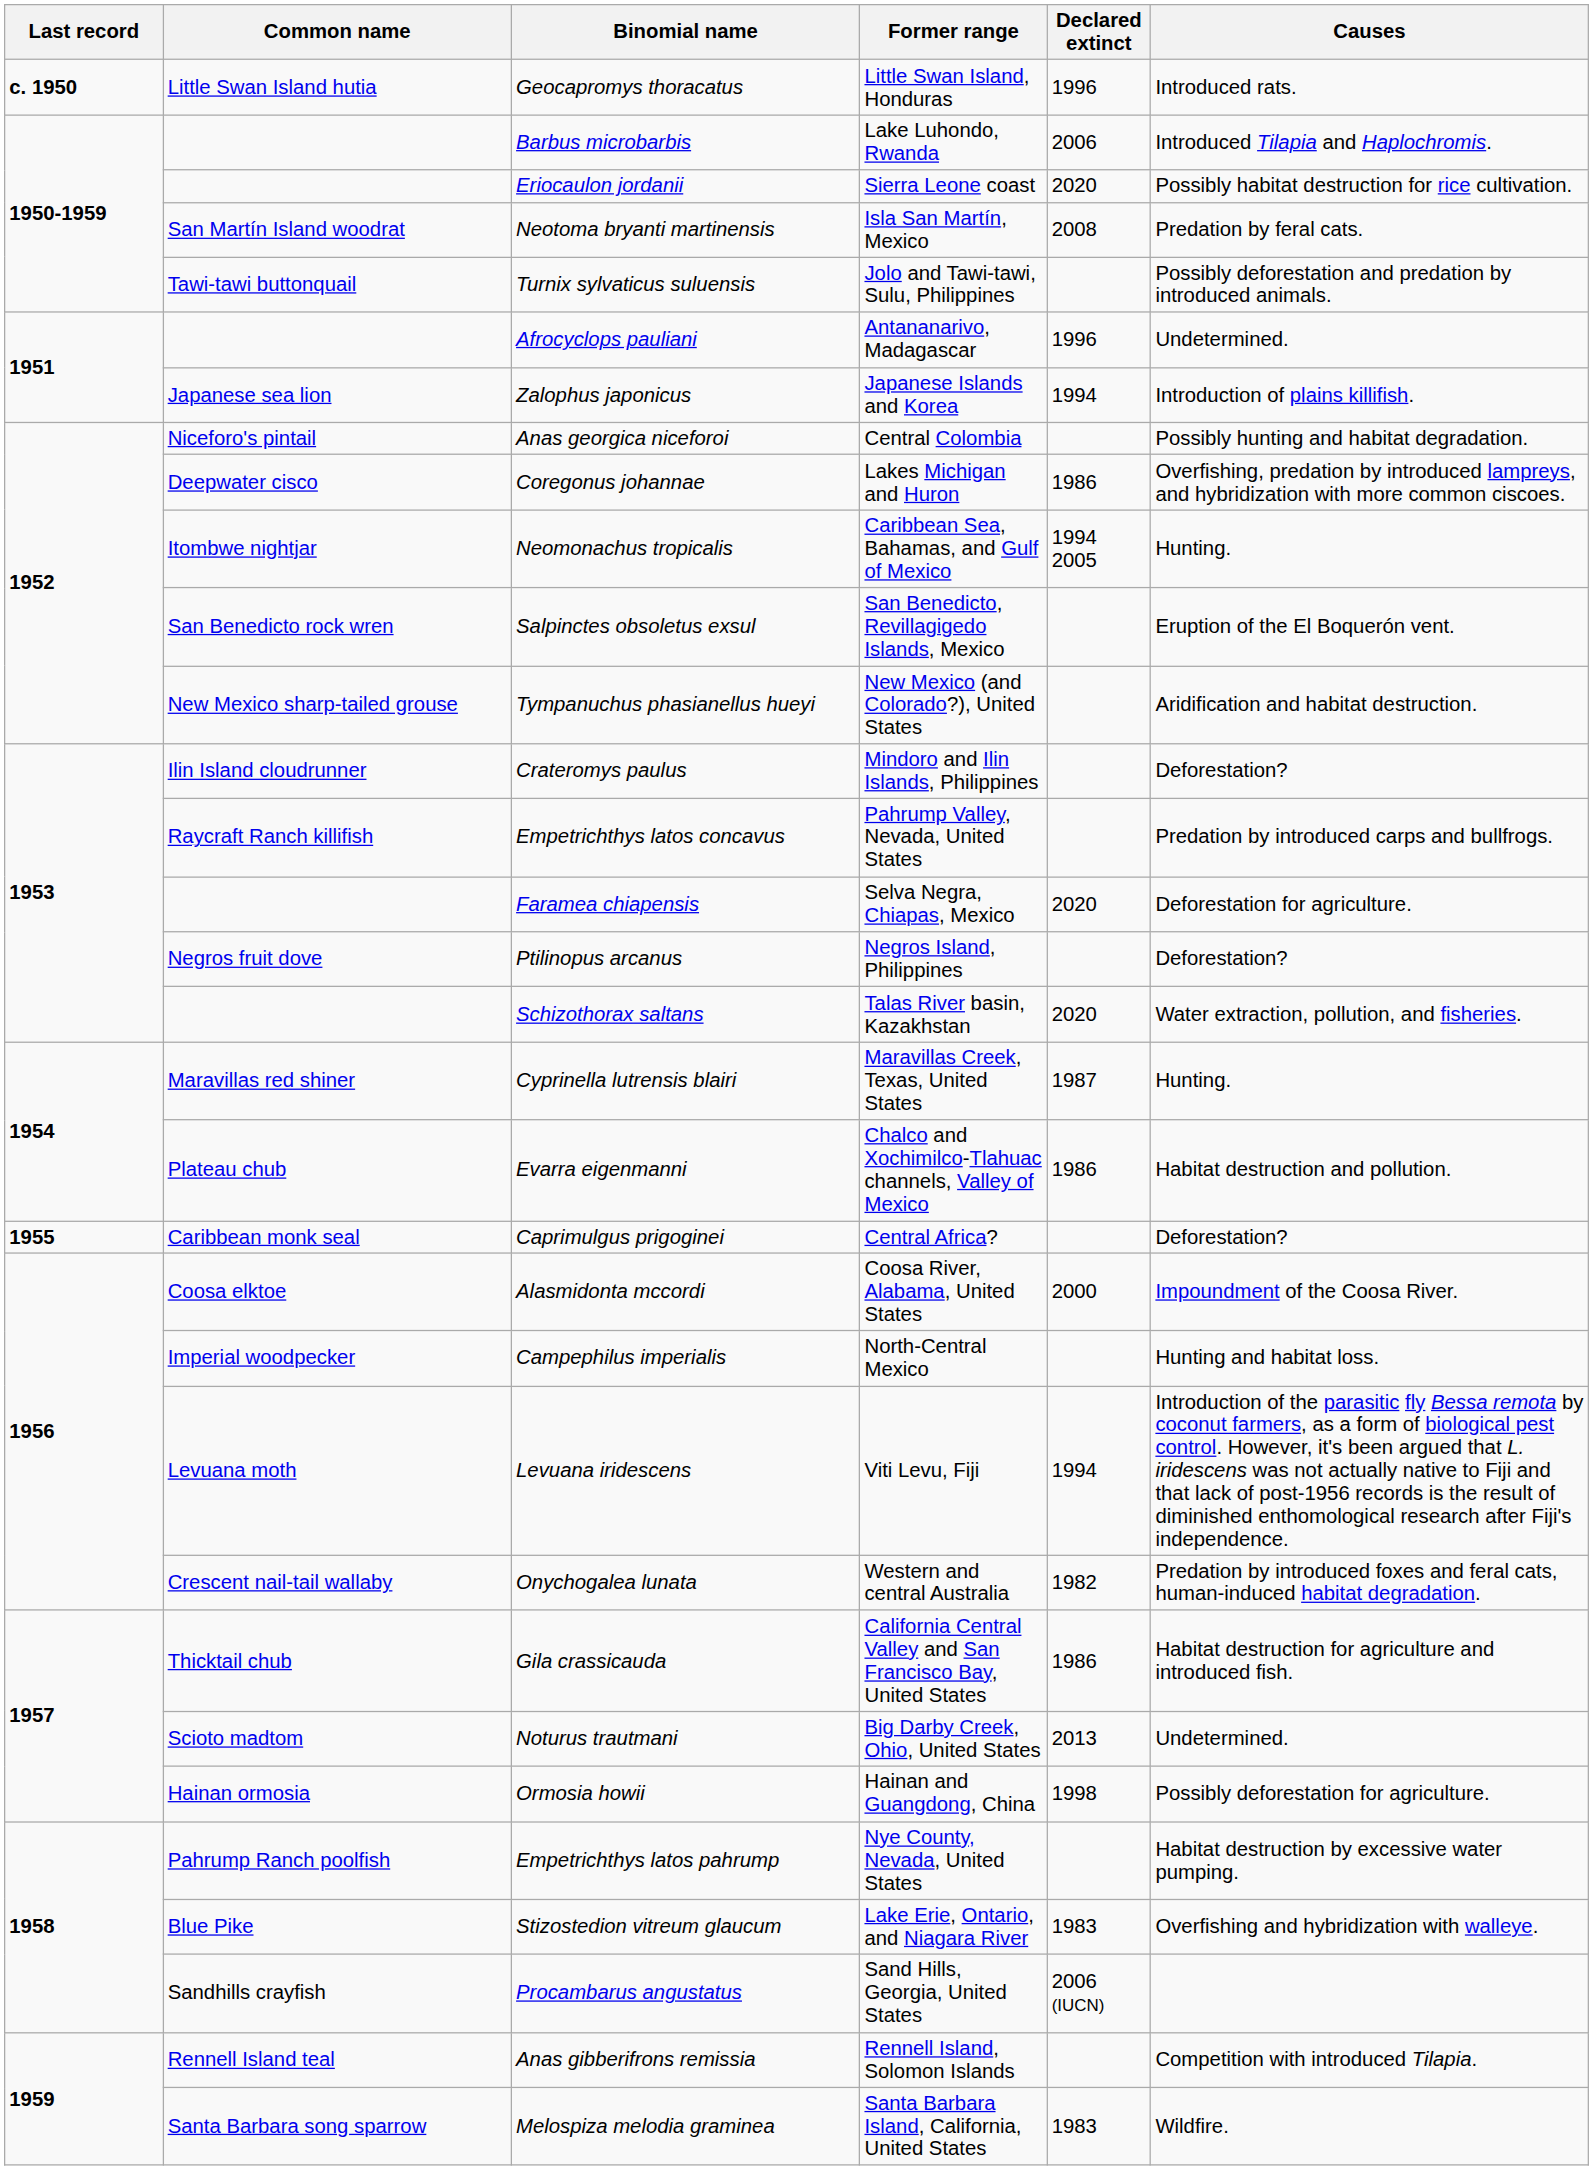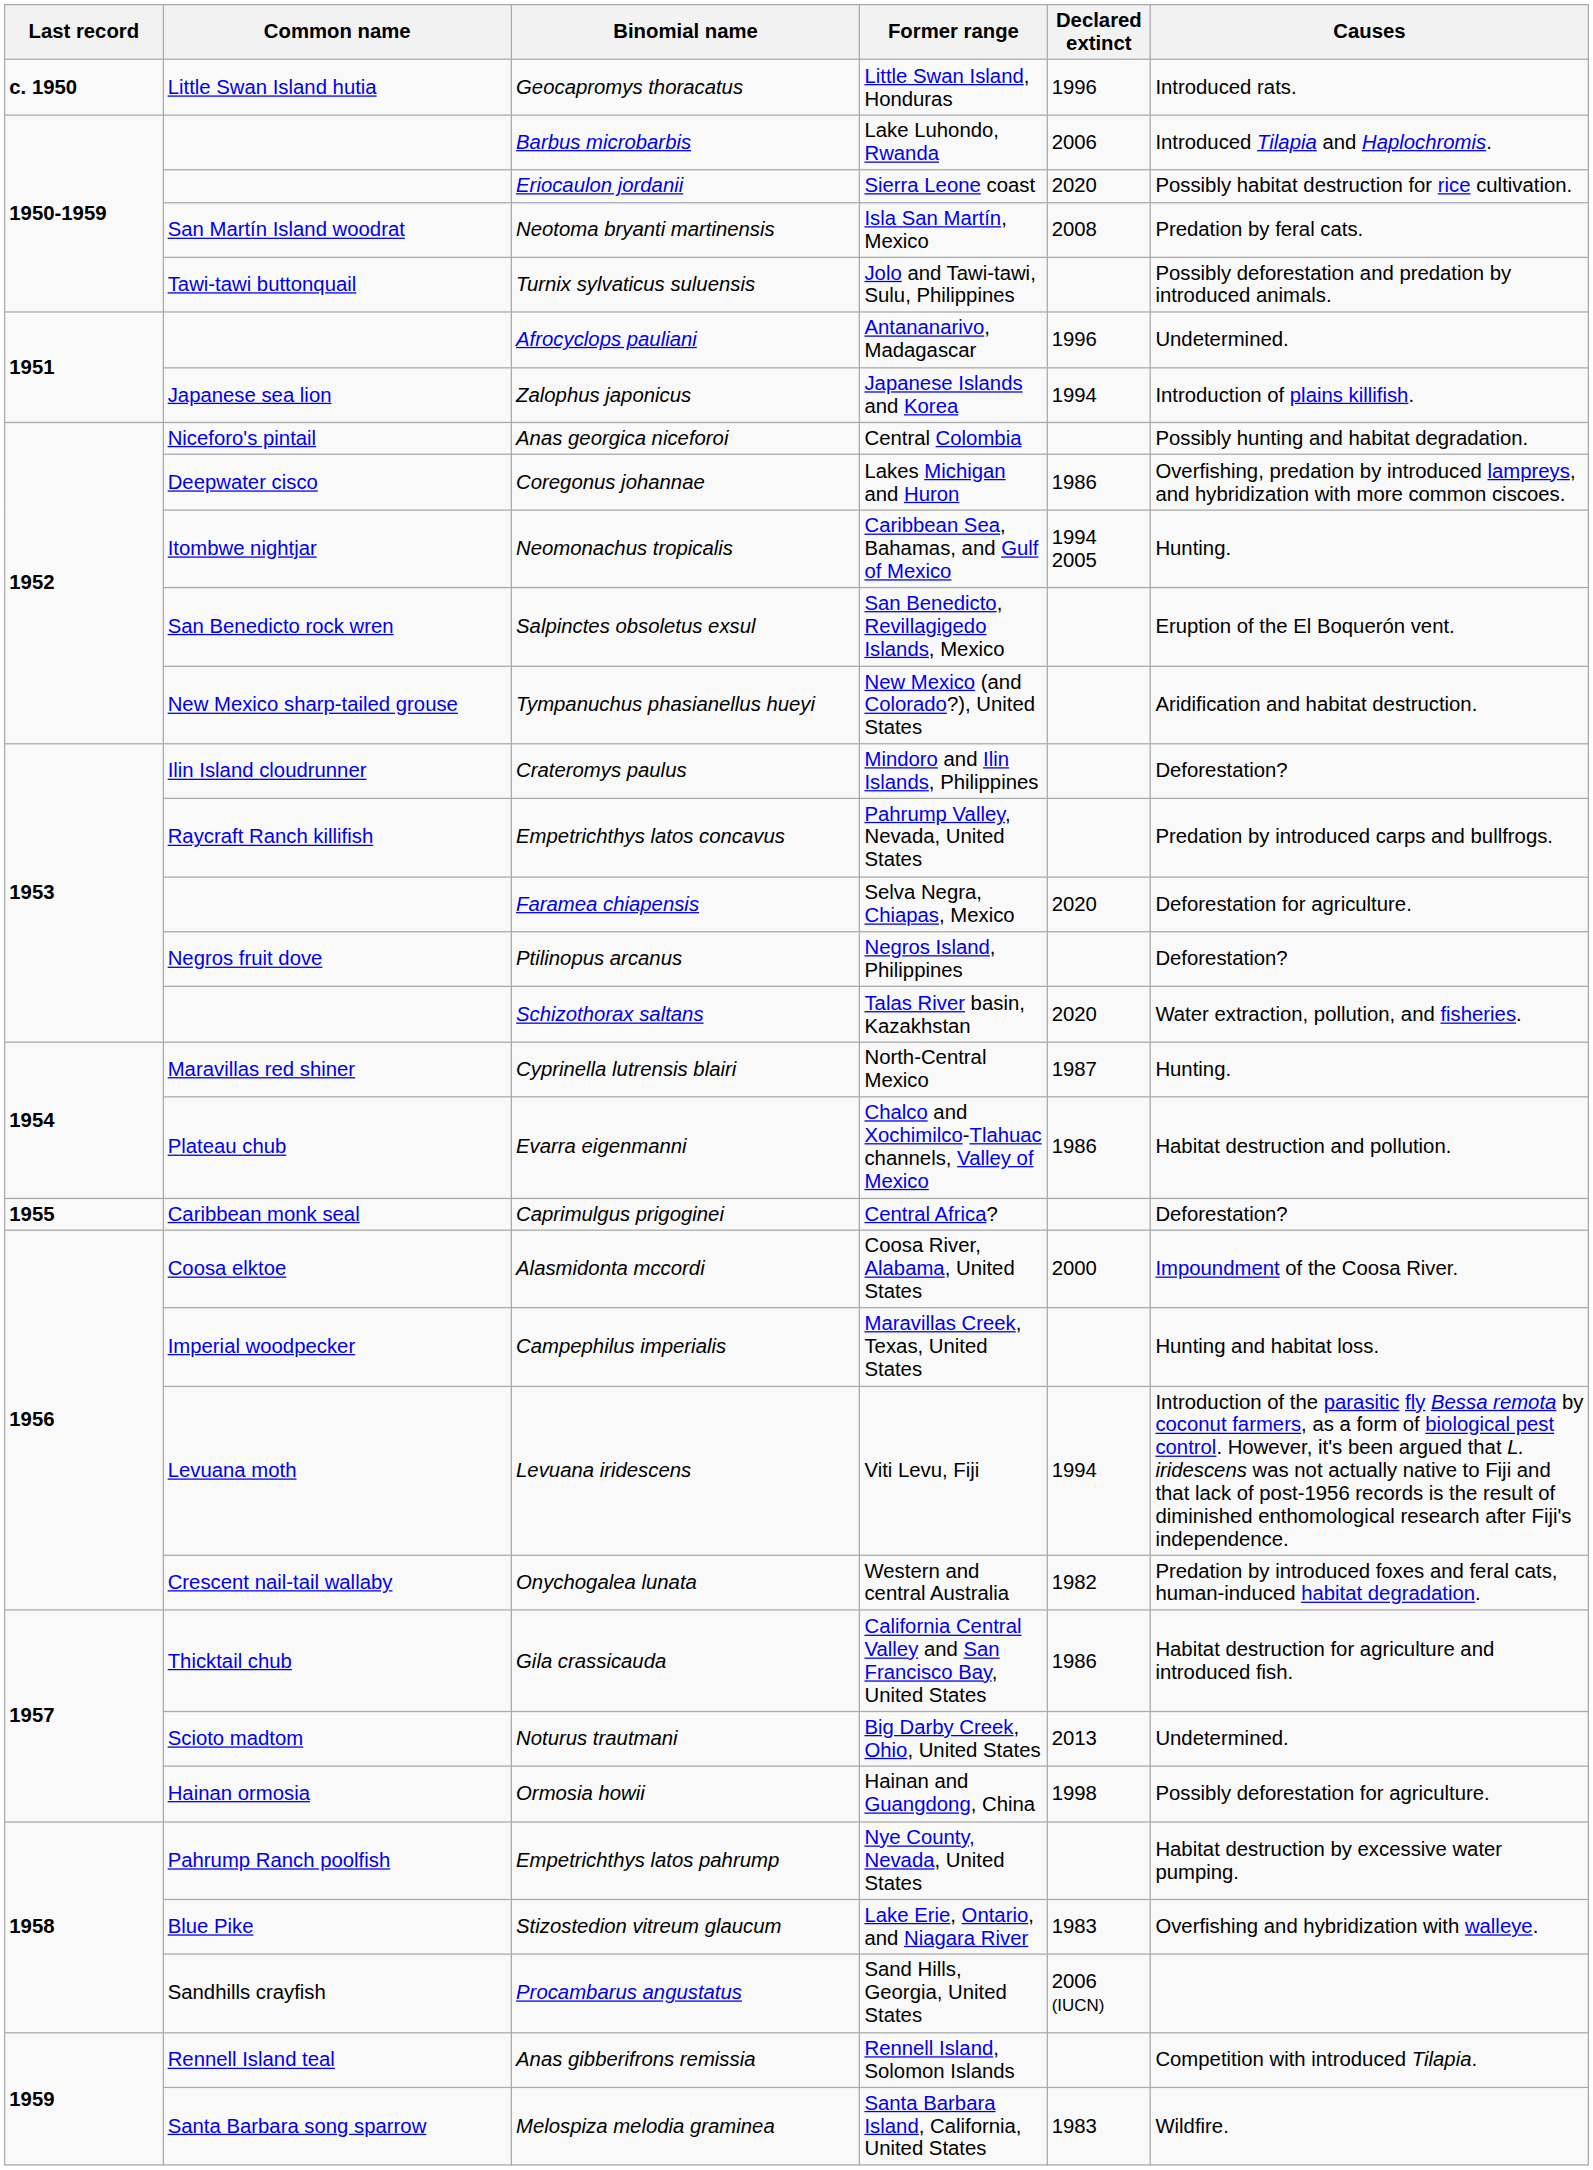(943, 1080) Maravillas Creek, Texas, United States -> (925, 1069) North-Central Mexico
(925, 1358) North-Central Mexico -> (943, 1346) Maravillas Creek, Texas, United States
